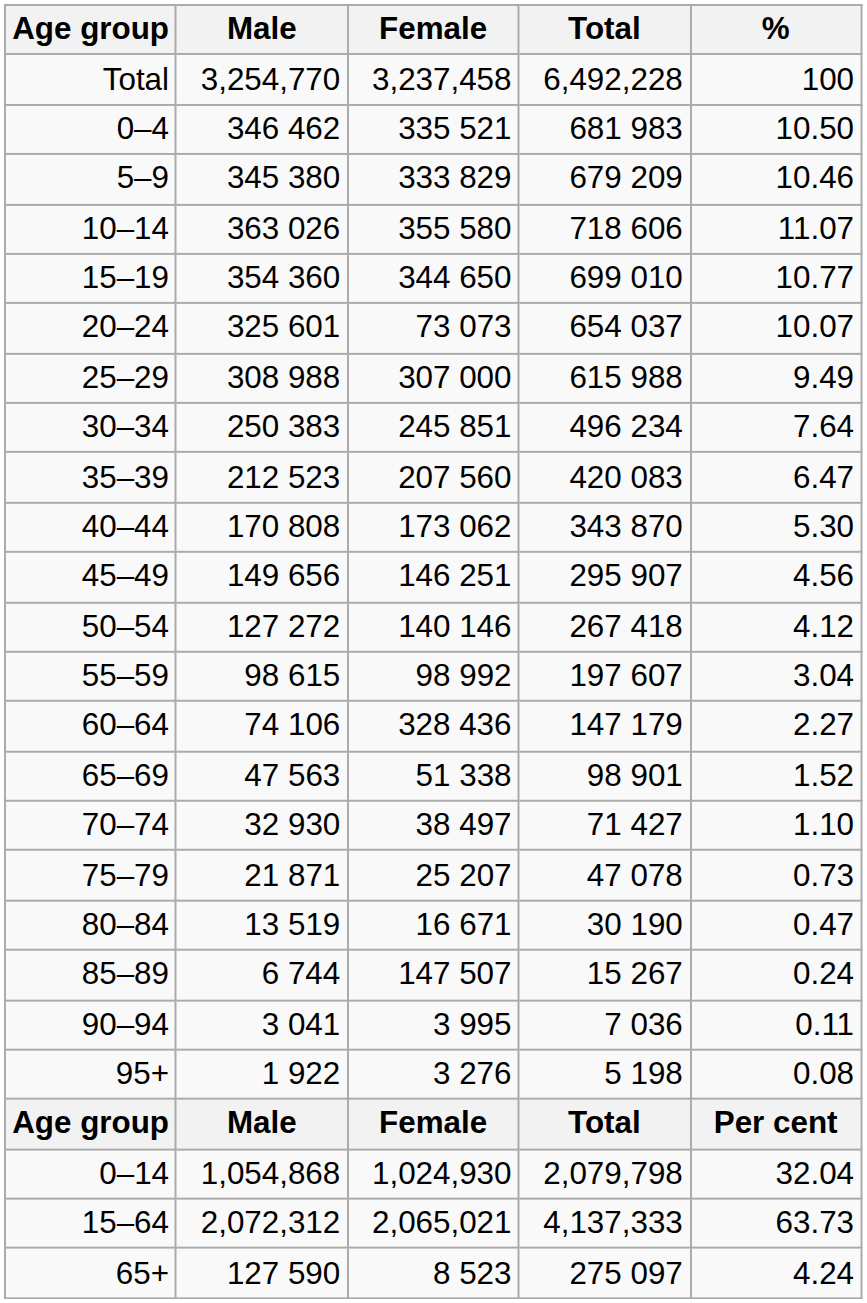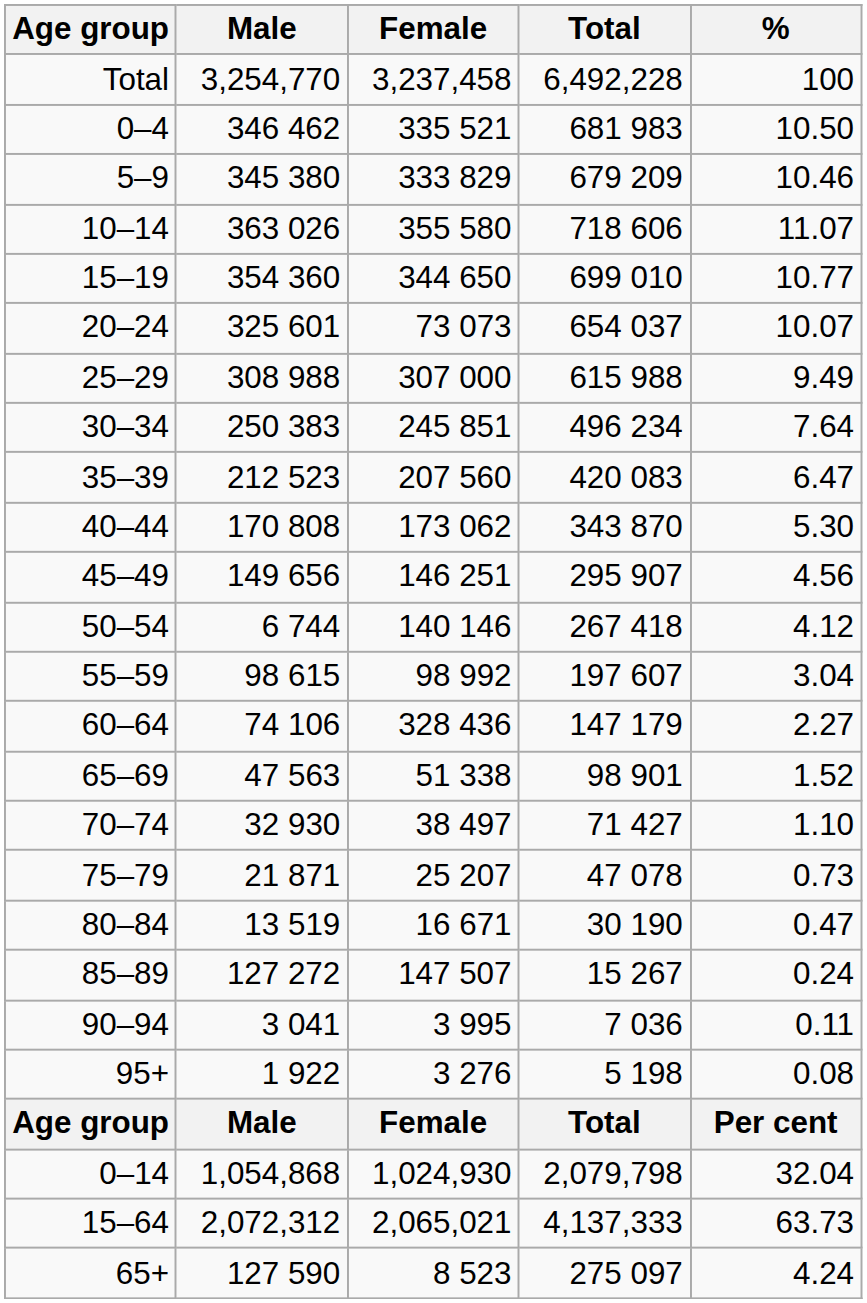(284, 626) 127 272 -> (301, 626) 6 744
(301, 974) 6 744 -> (284, 974) 127 272
